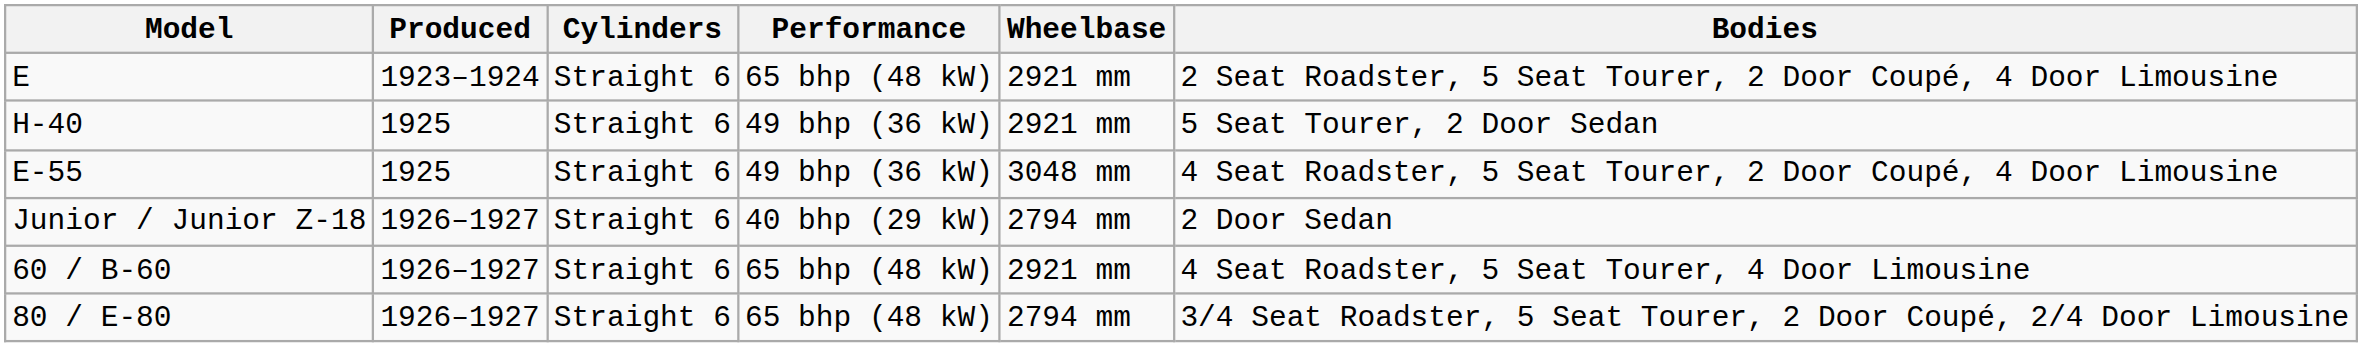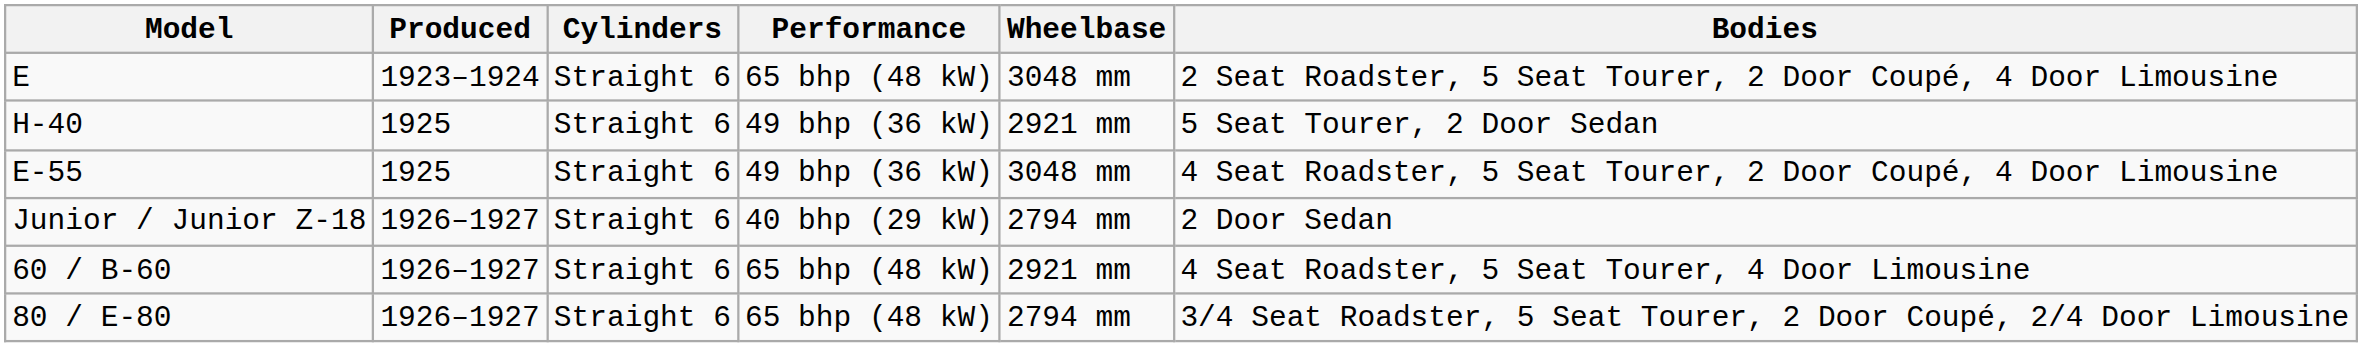(1069, 77) 2921 mm -> (1069, 77) 3048 mm
